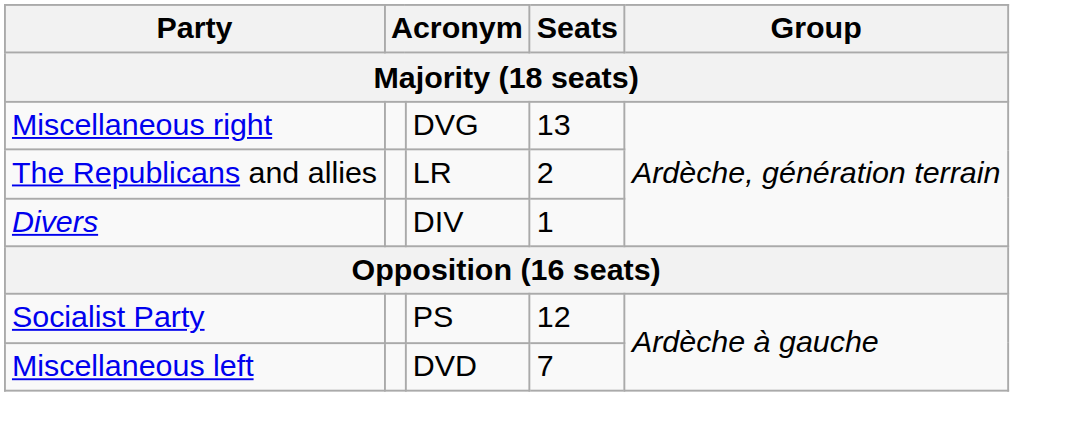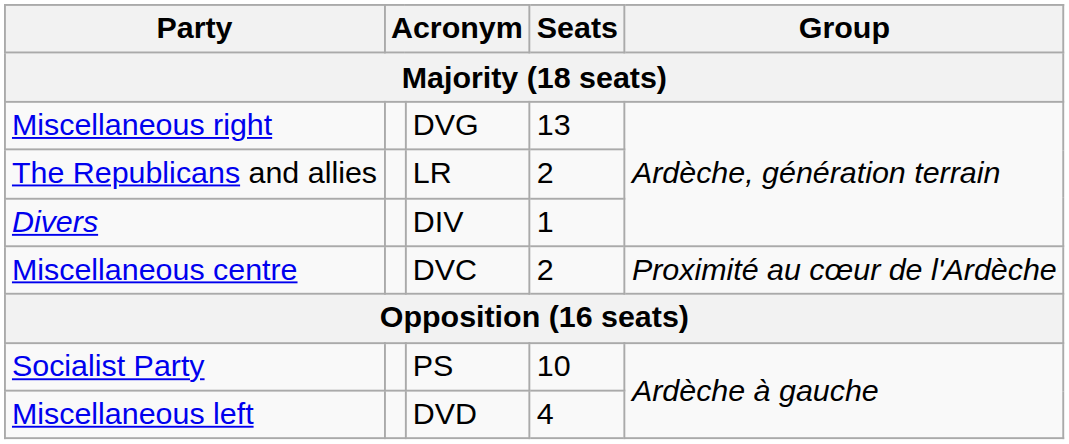+ row: (155, 269)
(554, 317) 12 -> (554, 366) 10
(545, 366) 7 -> (545, 414) 4
